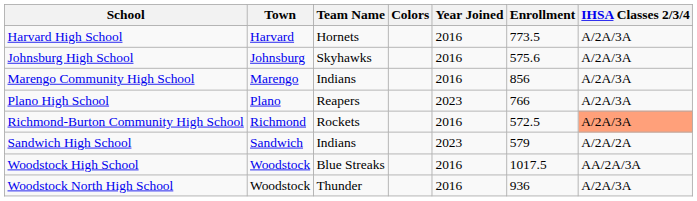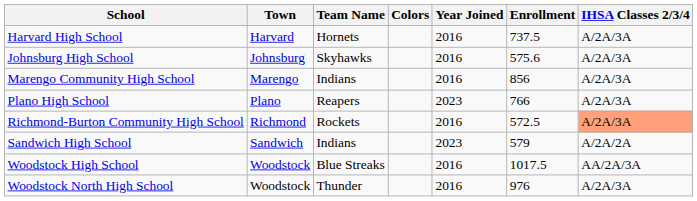(525, 36) 773.5 -> (525, 36) 737.5
(520, 185) 936 -> (520, 185) 976
